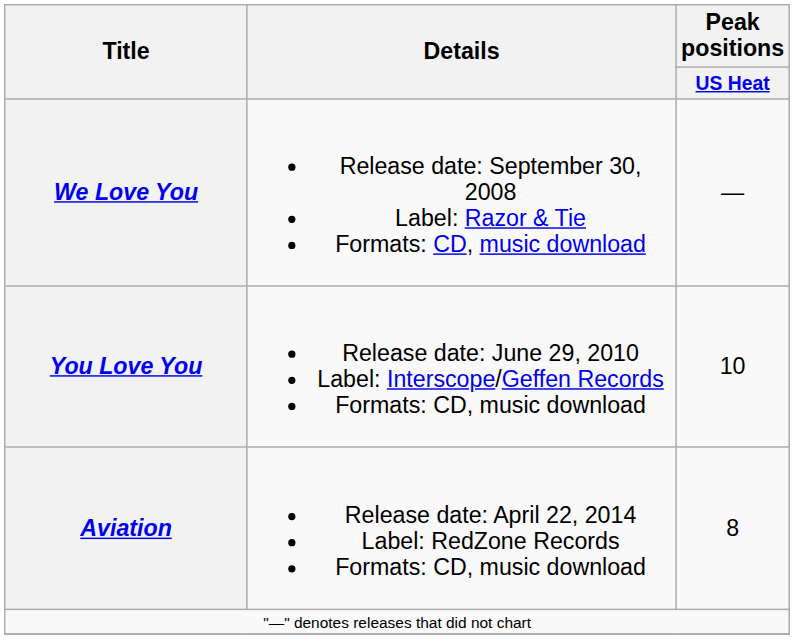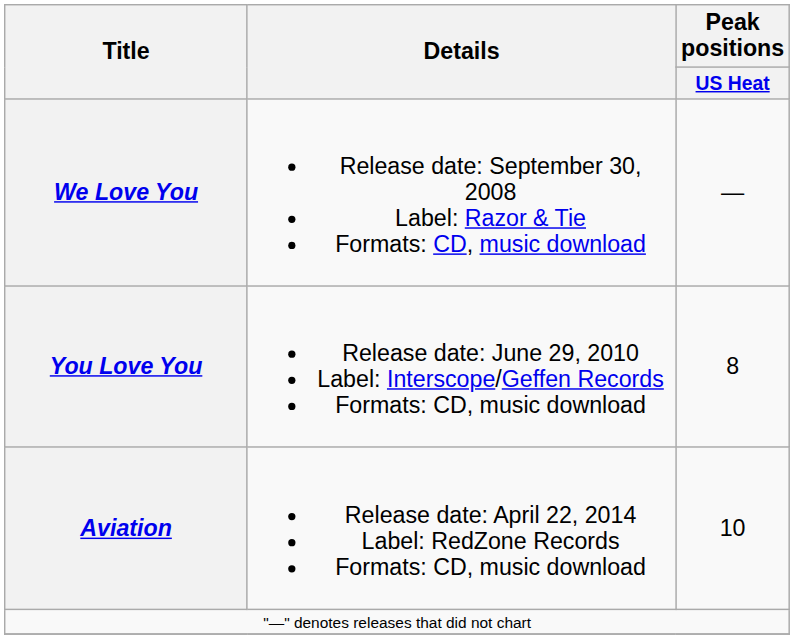(733, 366) 10 -> (733, 366) 8
(733, 528) 8 -> (733, 528) 10
